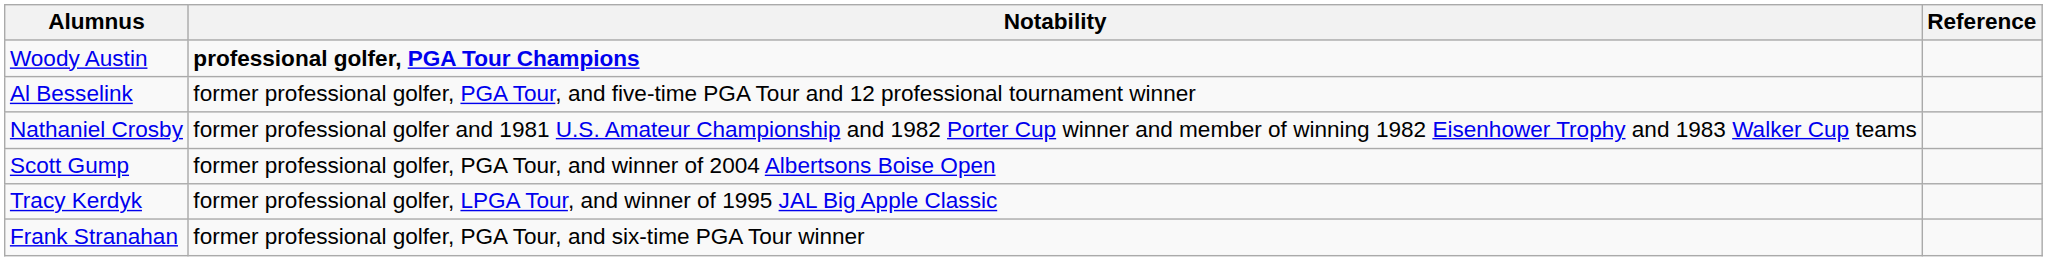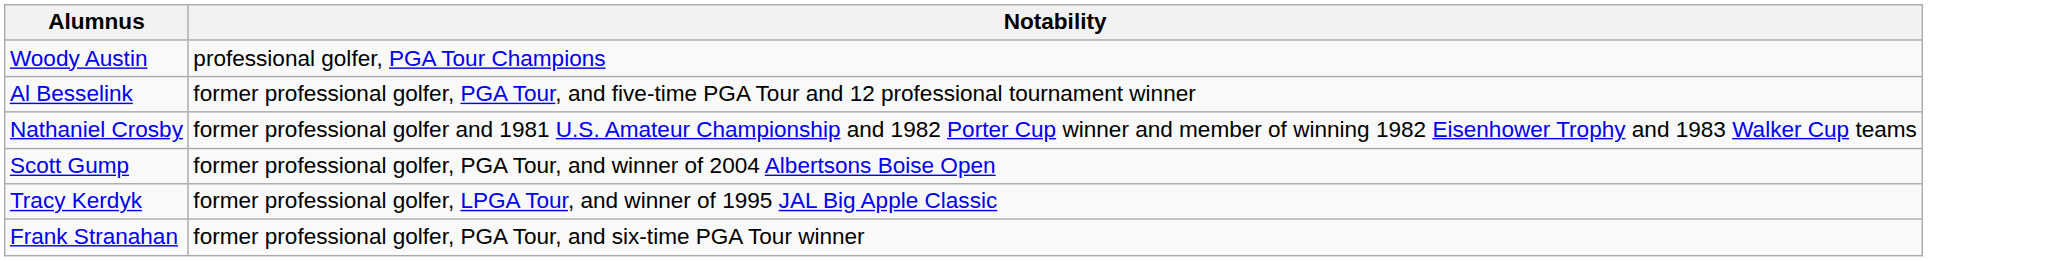- column: (1982, 22)
(416, 58) bold -> (399, 58) normal
